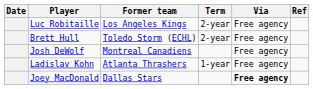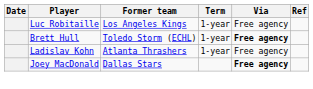(215, 24) 2-year -> (215, 24) 1-year
(215, 38) 2-year -> (215, 38) 1-year
(261, 38) normal -> (261, 38) bold
- row: (57, 51)
